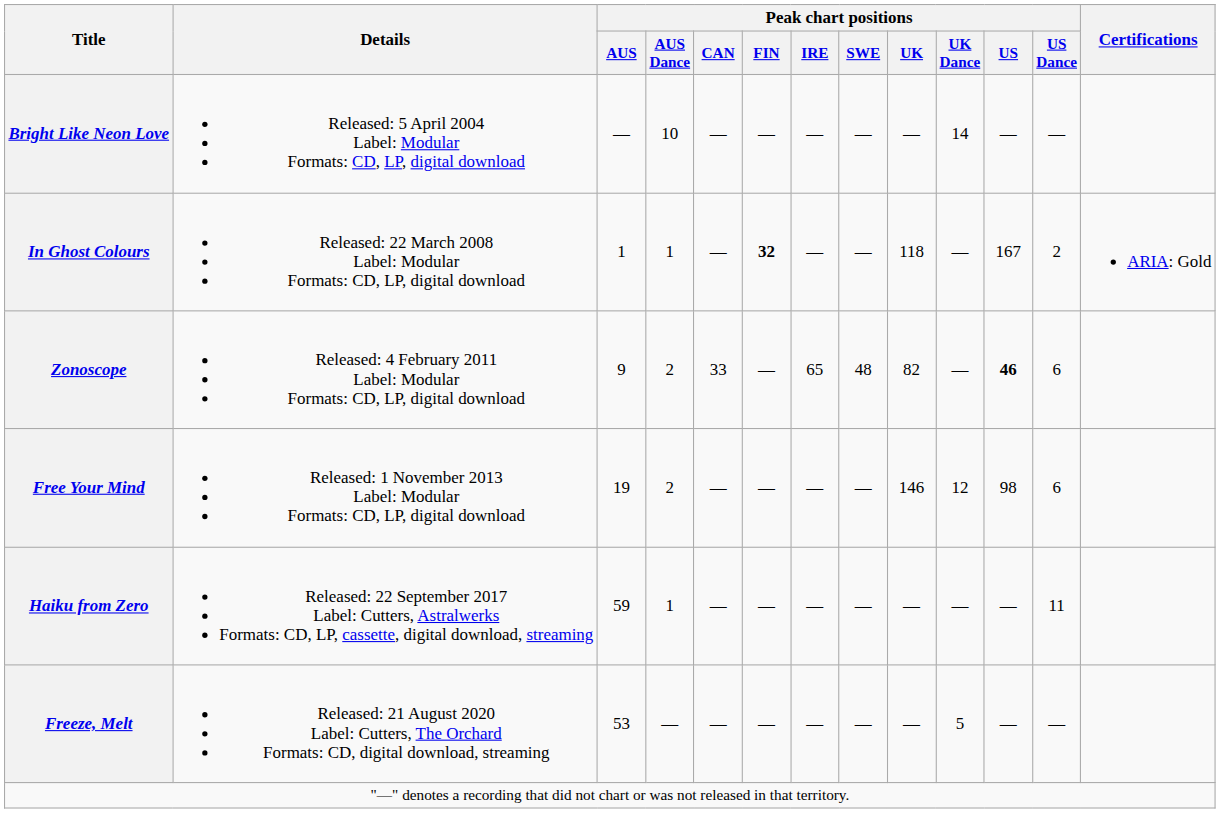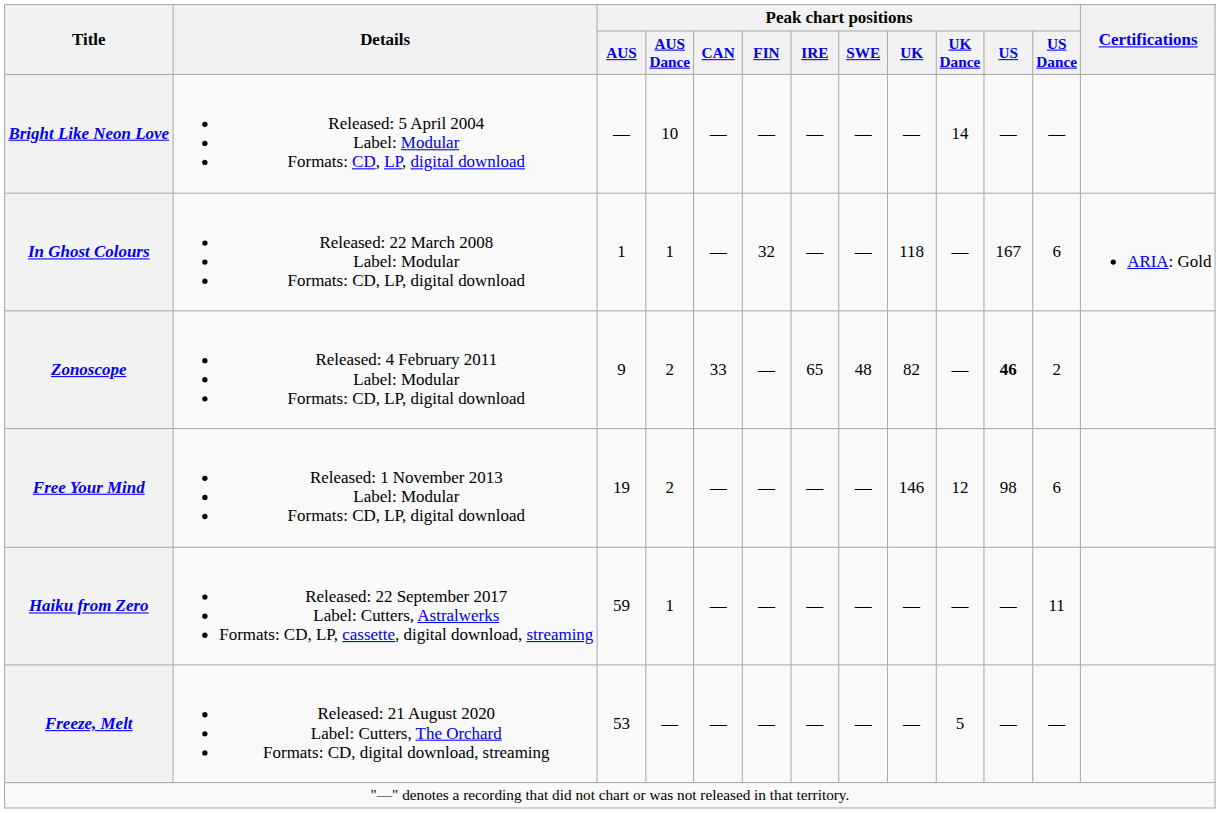(766, 251) bold -> (766, 251) normal
(1057, 251) 2 -> (1057, 251) 6
(1057, 369) 6 -> (1057, 369) 2
